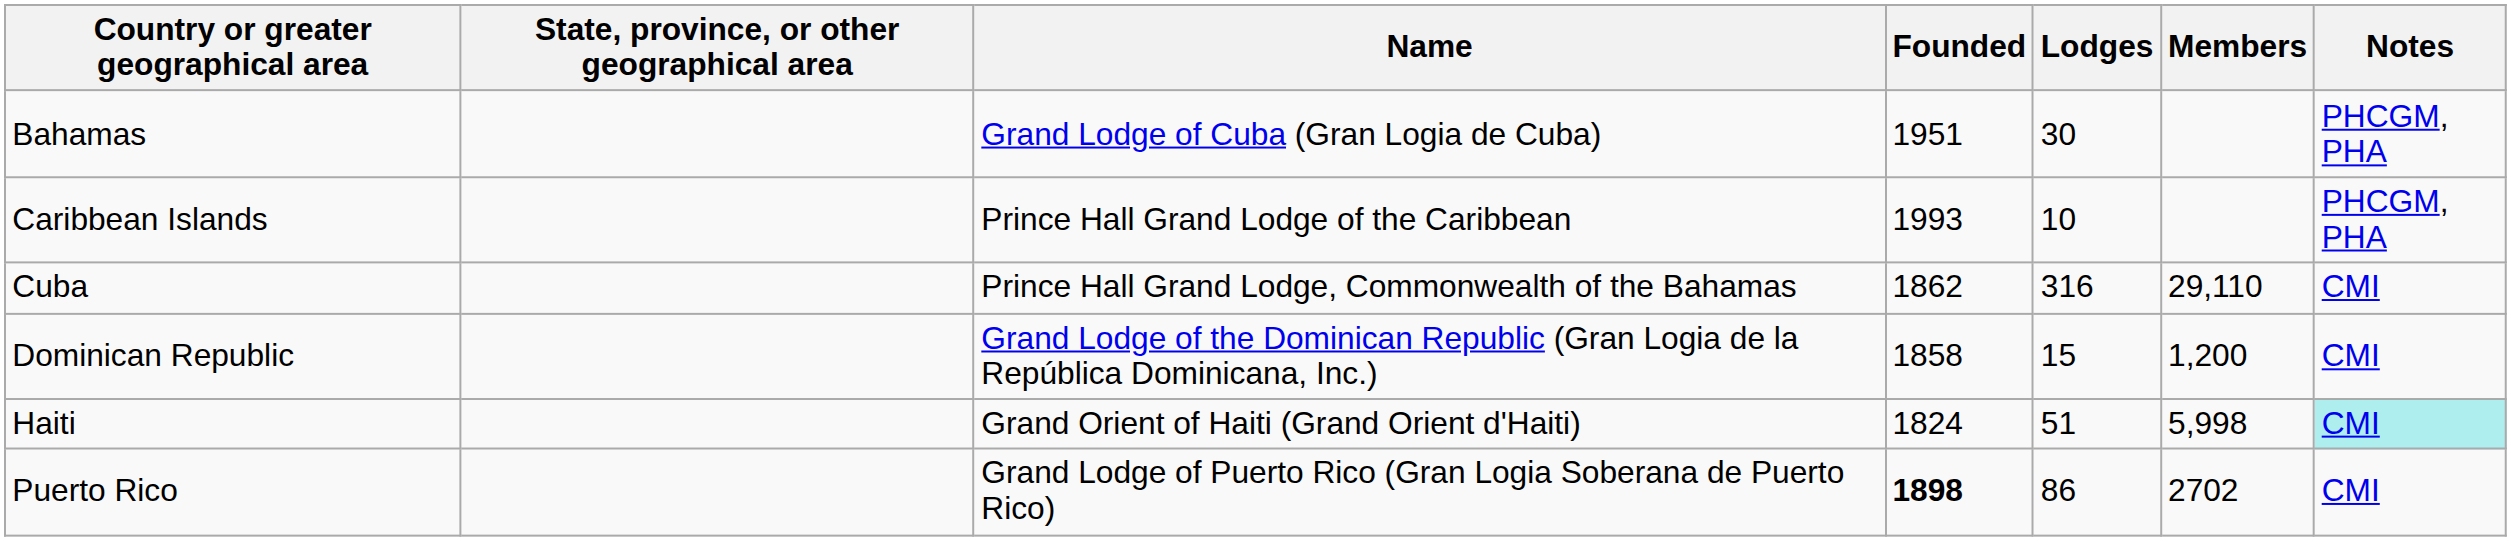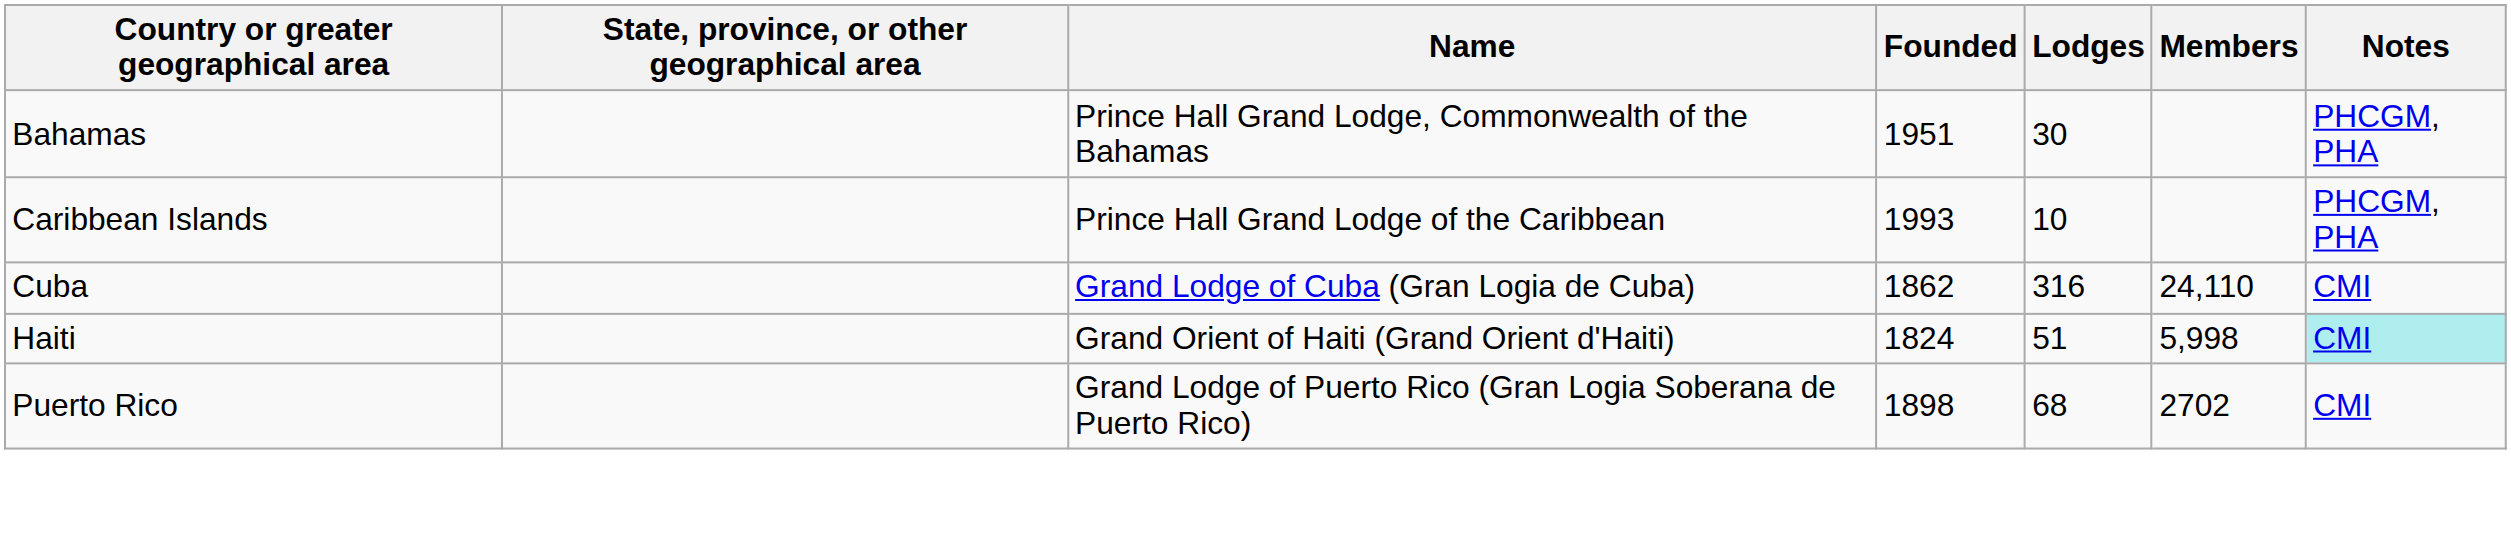(1291, 133) Grand Lodge of Cuba (Gran Logia de Cuba) -> (1411, 133) Prince Hall Grand Lodge, Commonwealth of the Bahamas
(1389, 287) Prince Hall Grand Lodge, Commonwealth of the Bahamas -> (1385, 287) Grand Lodge of Cuba (Gran Logia de Cuba)
(2215, 287) 29,110 -> (2207, 287) 24,110
- row: (153, 355)
(1928, 491) bold -> (1919, 405) normal
(2058, 491) 86 -> (2050, 405) 68
